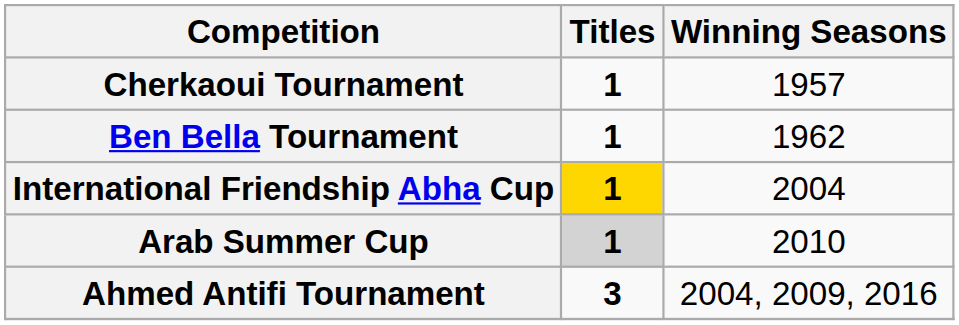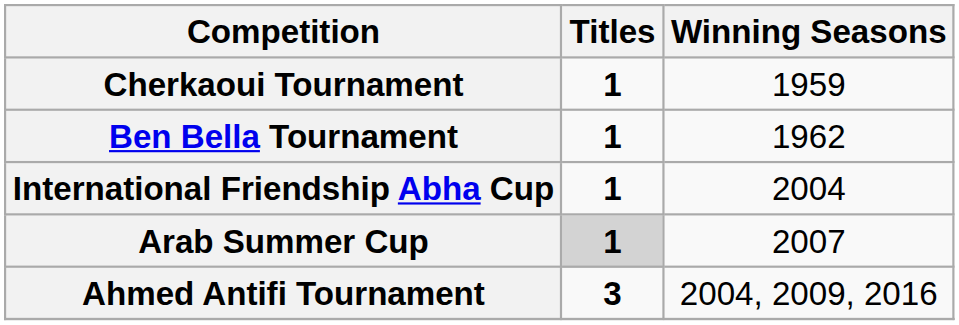(809, 84) 1957 -> (809, 84) 1959
(613, 189) gold background -> (613, 189) no background
(809, 241) 2010 -> (809, 241) 2007
